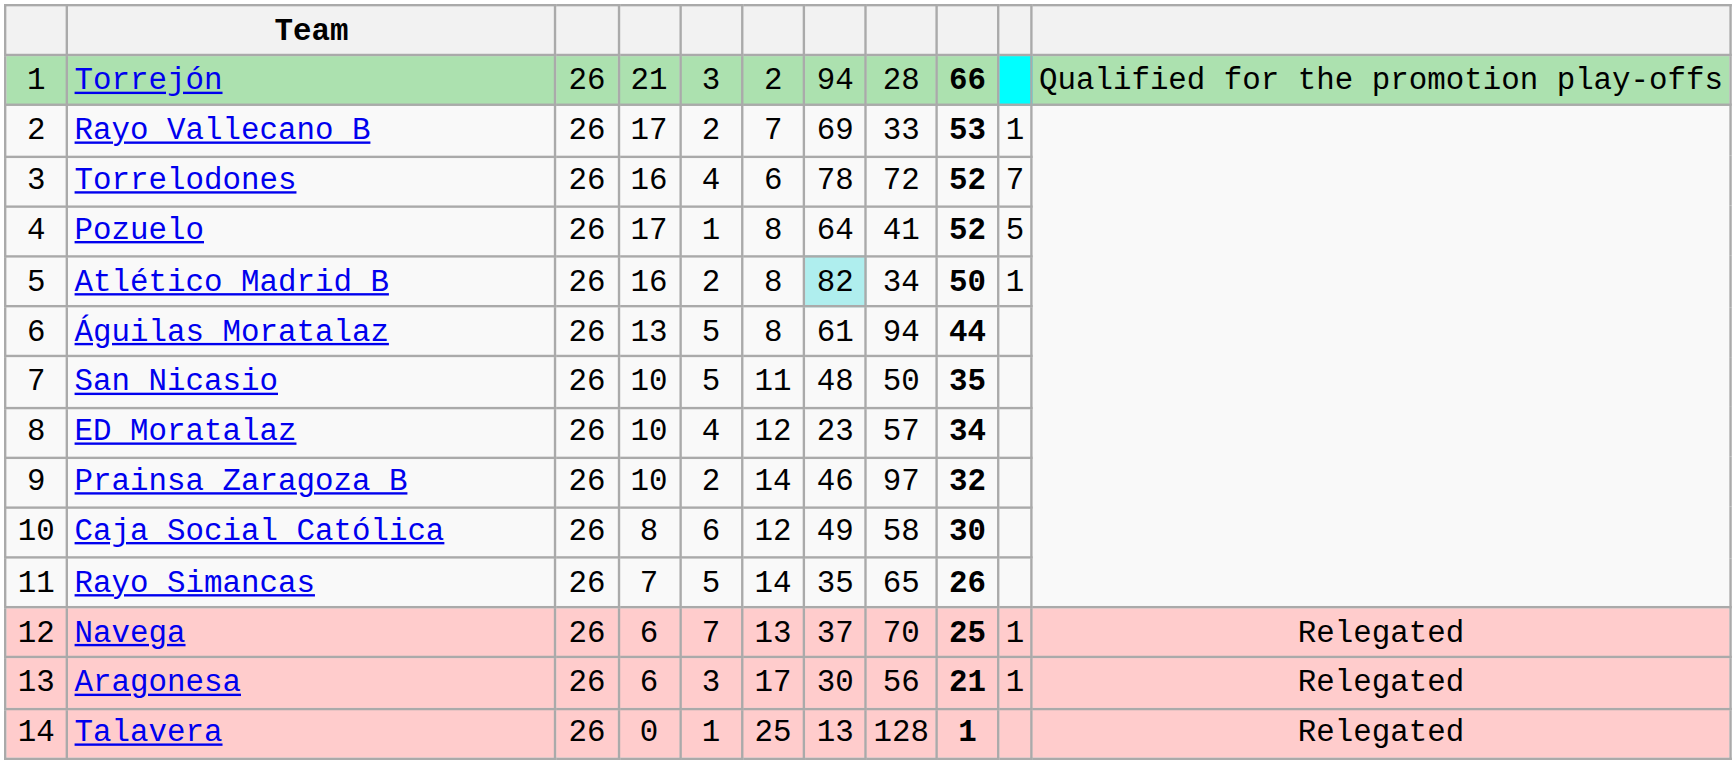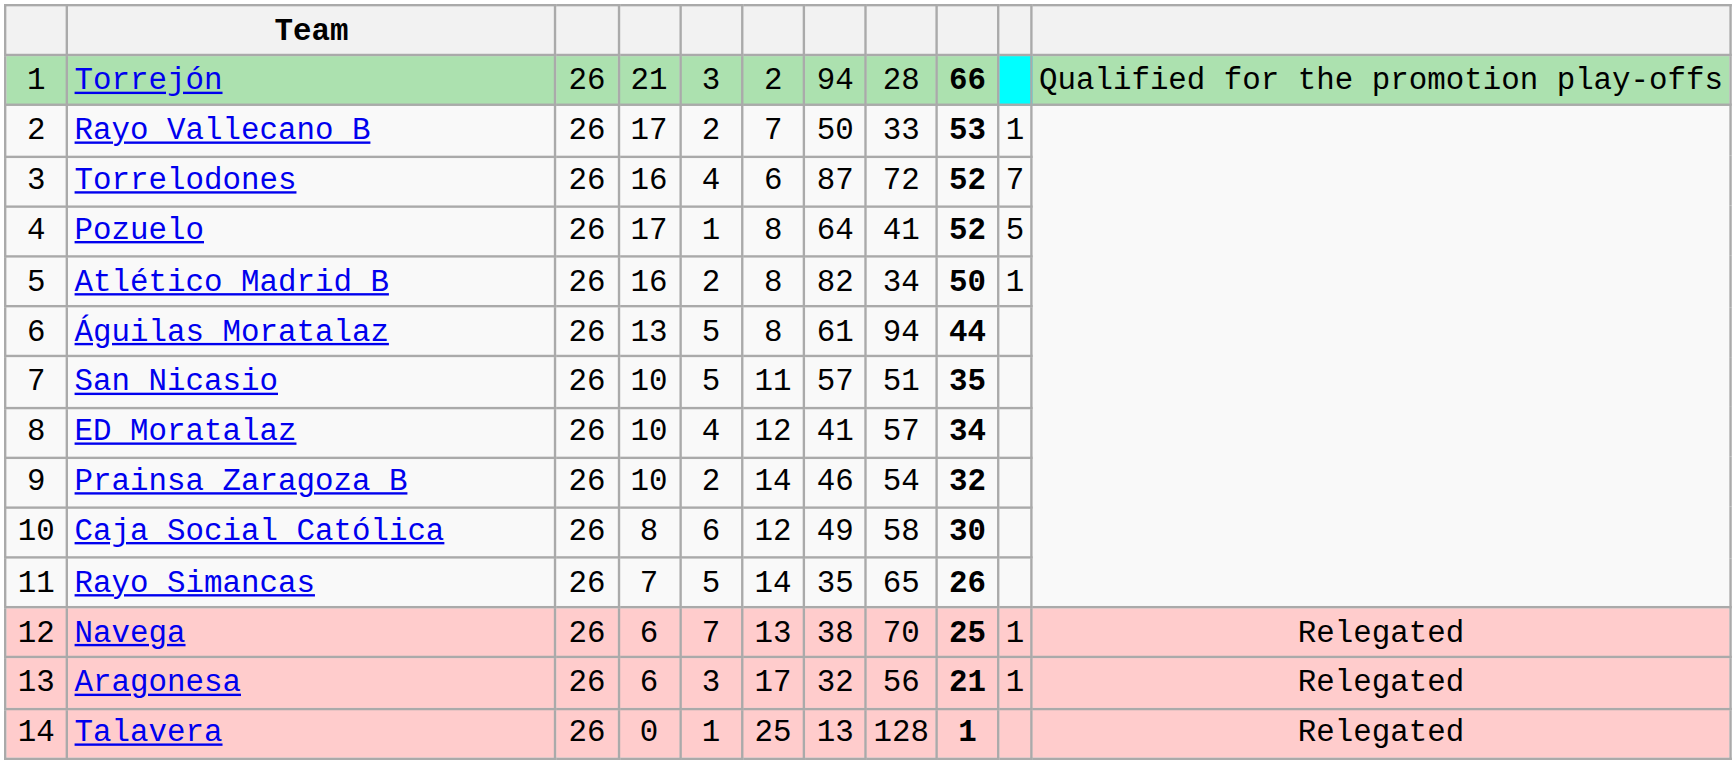(835, 131) 69 -> (835, 131) 50
(835, 181) 78 -> (835, 181) 87
(835, 281) paleturquoise background -> (835, 281) no background
(835, 382) 48 -> (835, 382) 57
(901, 382) 50 -> (901, 382) 51
(835, 432) 23 -> (835, 432) 41
(901, 482) 97 -> (901, 482) 54
(835, 633) 37 -> (835, 633) 38
(835, 683) 30 -> (835, 683) 32
